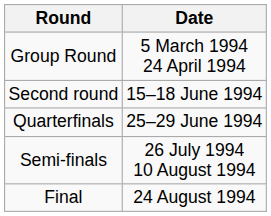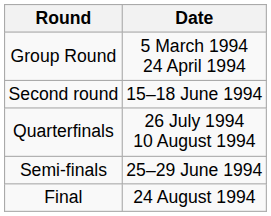(194, 121) 25–29 June 1994 -> (194, 131) 26 July 1994 10 August 1994
(194, 159) 26 July 1994 10 August 1994 -> (194, 169) 25–29 June 1994
